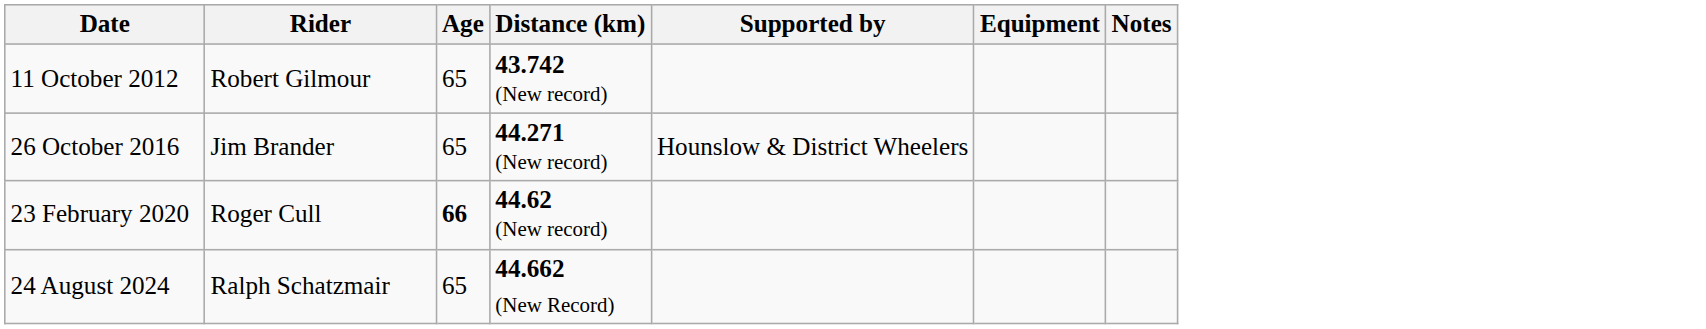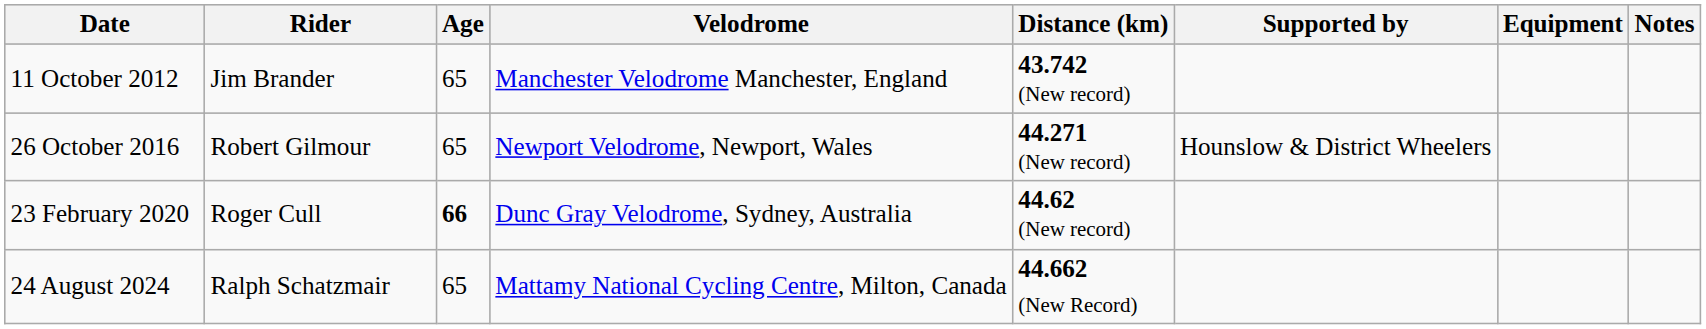+ column: (751, 24)
(290, 78) Robert Gilmour -> (272, 78) Jim Brander
(272, 146) Jim Brander -> (290, 146) Robert Gilmour
